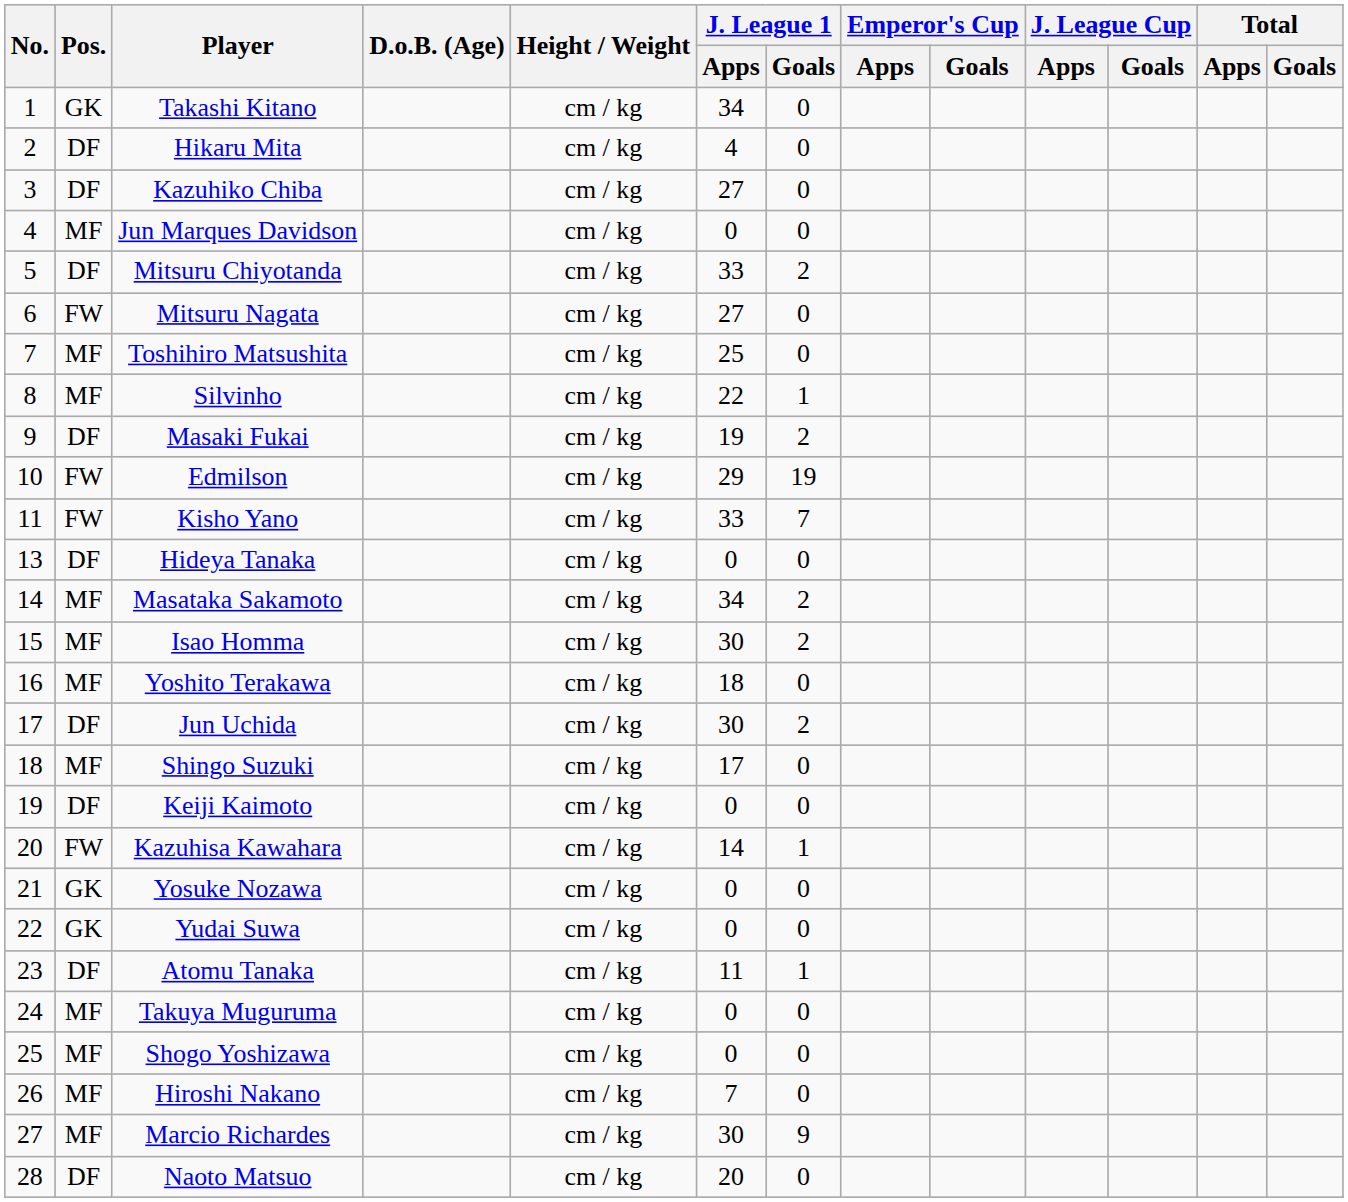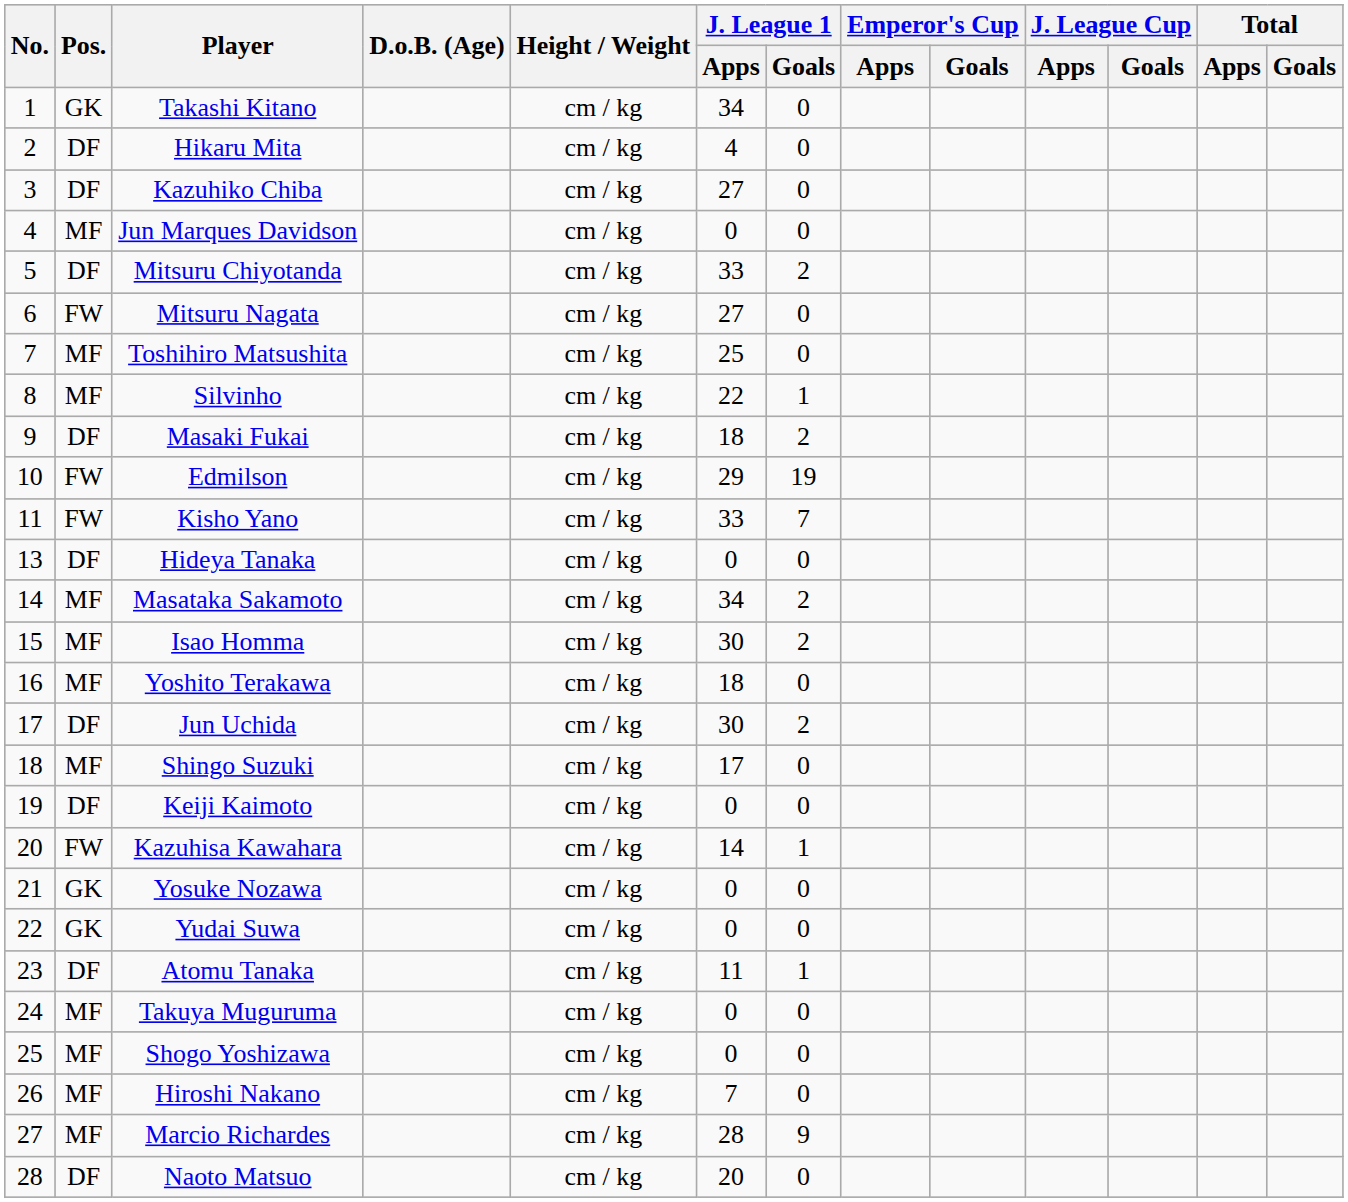(731, 436) 19 -> (731, 436) 18
(731, 1134) 30 -> (731, 1134) 28
